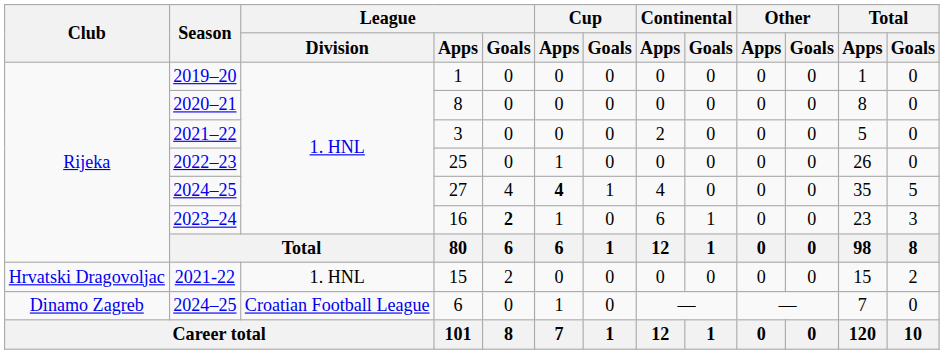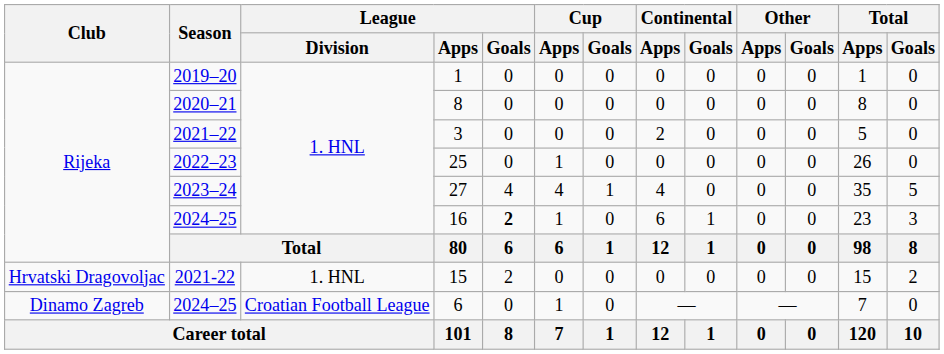(205, 190) 2024–25 -> (205, 190) 2023–24
(559, 190) bold -> (559, 190) normal
(205, 219) 2023–24 -> (205, 219) 2024–25
